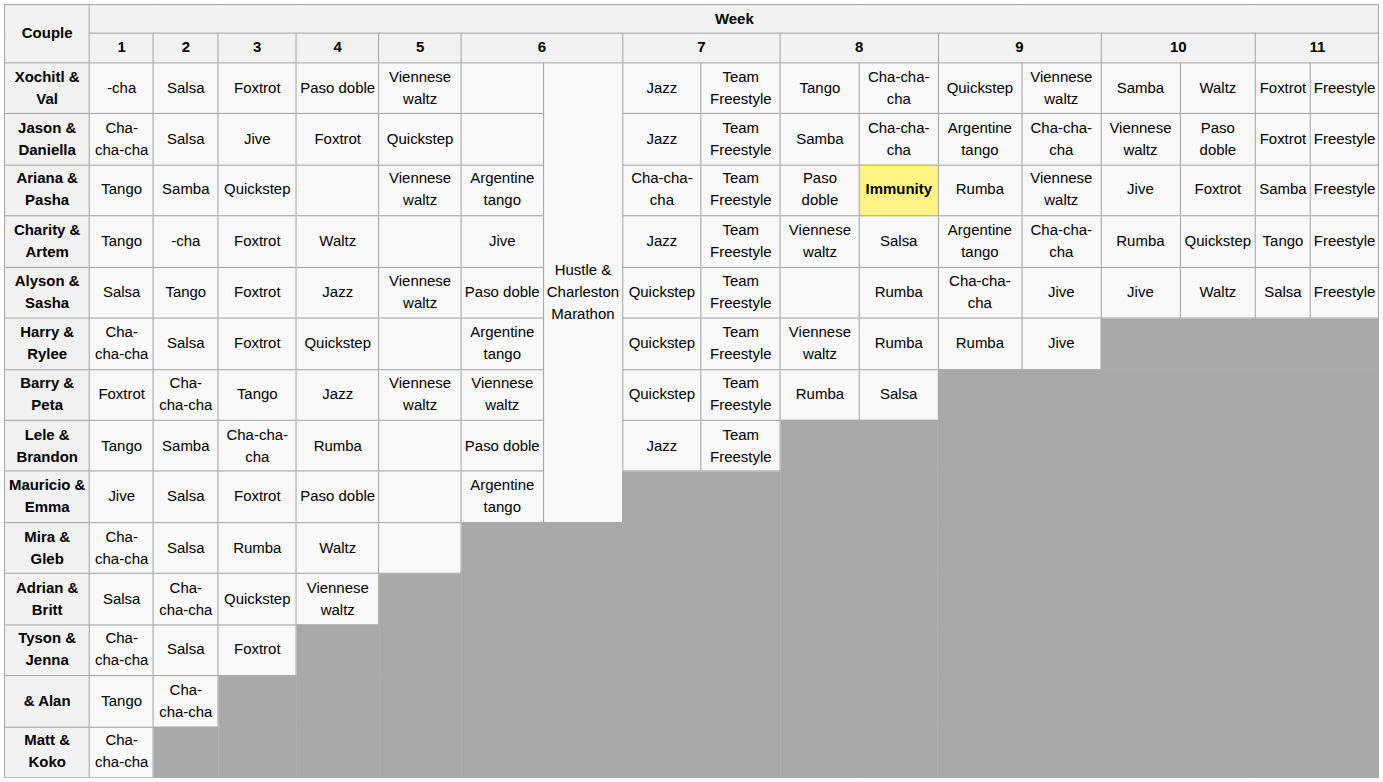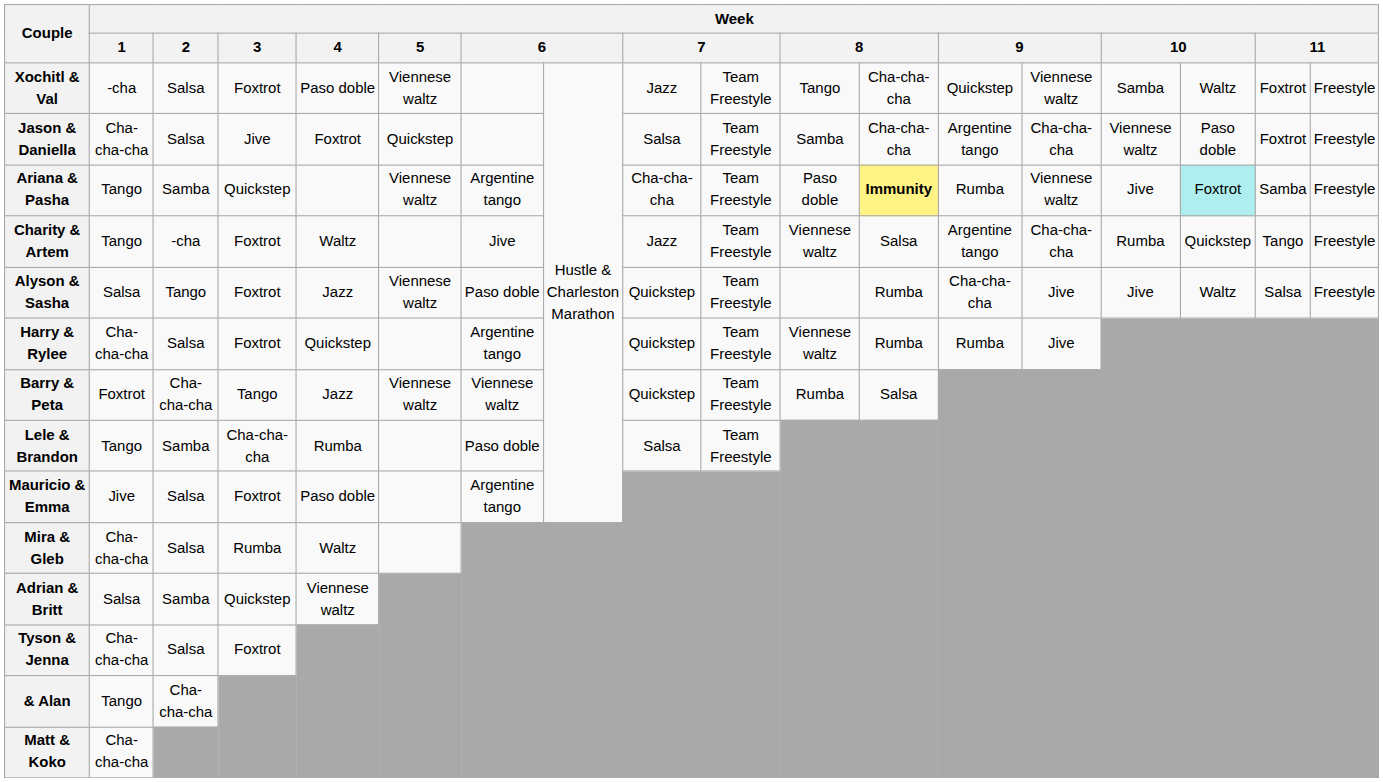(662, 138) Jazz -> (662, 138) Salsa
(1218, 189) no background -> (1218, 189) paleturquoise background
(662, 445) Jazz -> (662, 445) Salsa
(186, 598) Cha-cha-cha -> (186, 598) Samba
